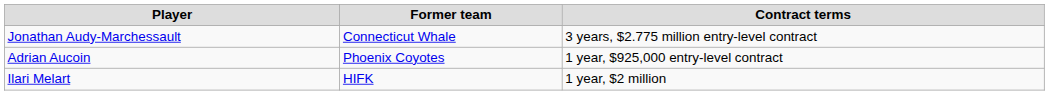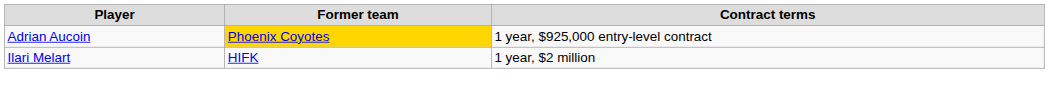- row: (94, 36)
(394, 57) no background -> (279, 36) gold background
